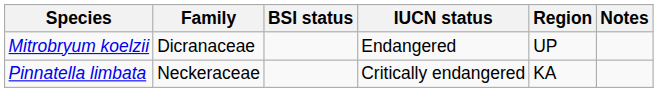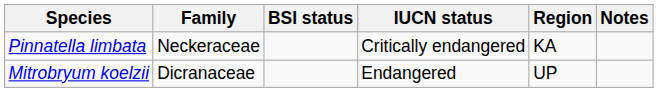rows swapped: (79, 45) <-> (77, 73)
